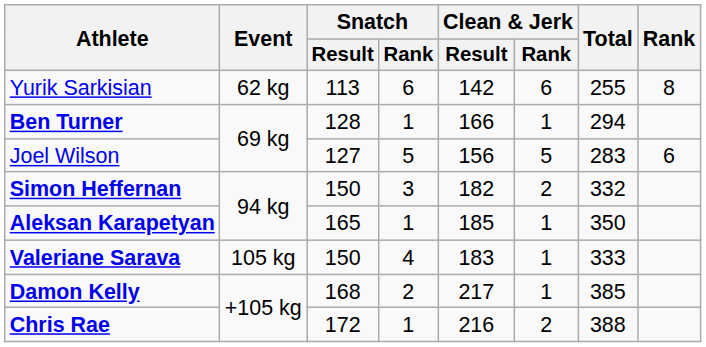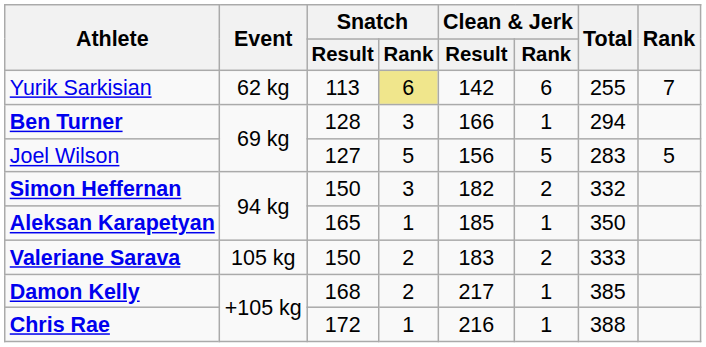(408, 88) no background -> (408, 88) khaki background
(669, 88) 8 -> (669, 88) 7
(408, 122) 1 -> (408, 122) 3
(669, 156) 6 -> (669, 156) 5
(408, 257) 4 -> (408, 257) 2
(546, 257) 1 -> (546, 257) 2
(546, 325) 2 -> (546, 325) 1
